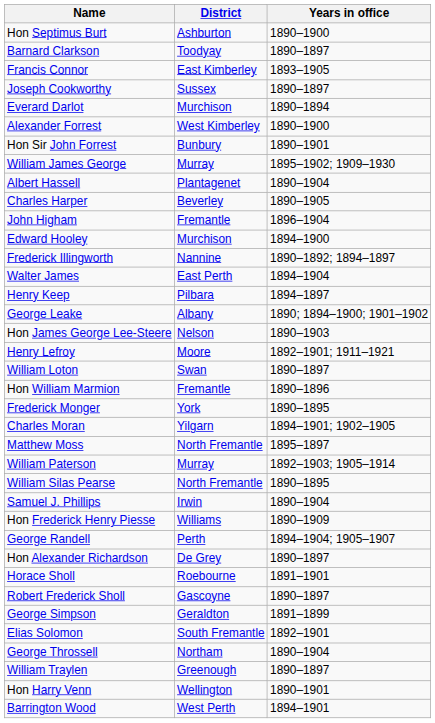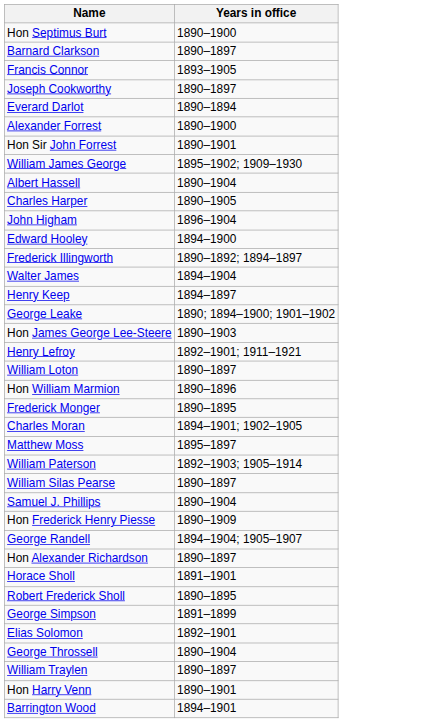- column: (221, 13)
(300, 483) 1890–1895 -> (207, 483) 1890–1897
(300, 595) 1890–1897 -> (207, 595) 1890–1895
